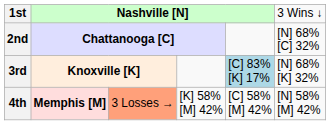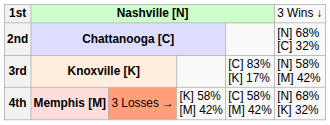(249, 71) lightblue background -> (249, 71) no background
(298, 71) [N] 68% [K] 32% -> (299, 71) [N] 58% [M] 42%
(299, 103) [N] 58% [M] 42% -> (298, 103) [N] 68% [K] 32%
